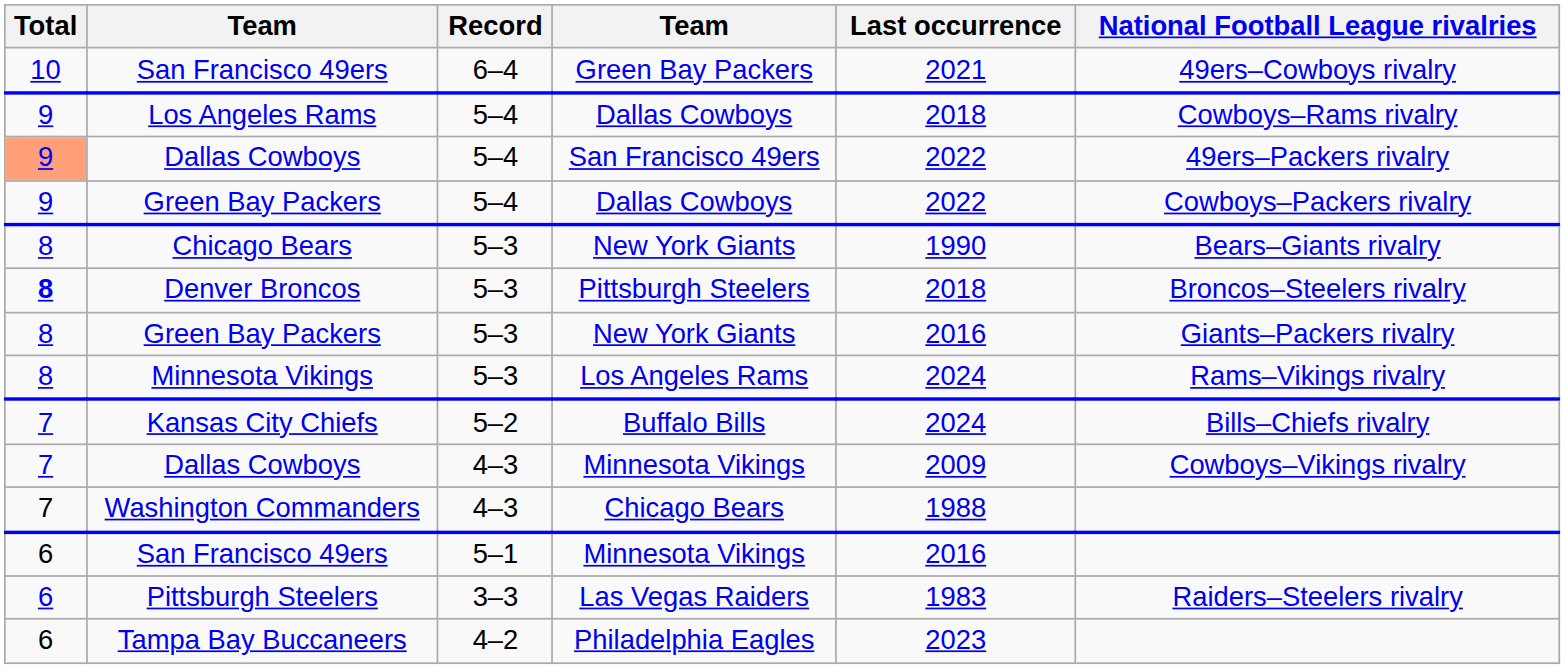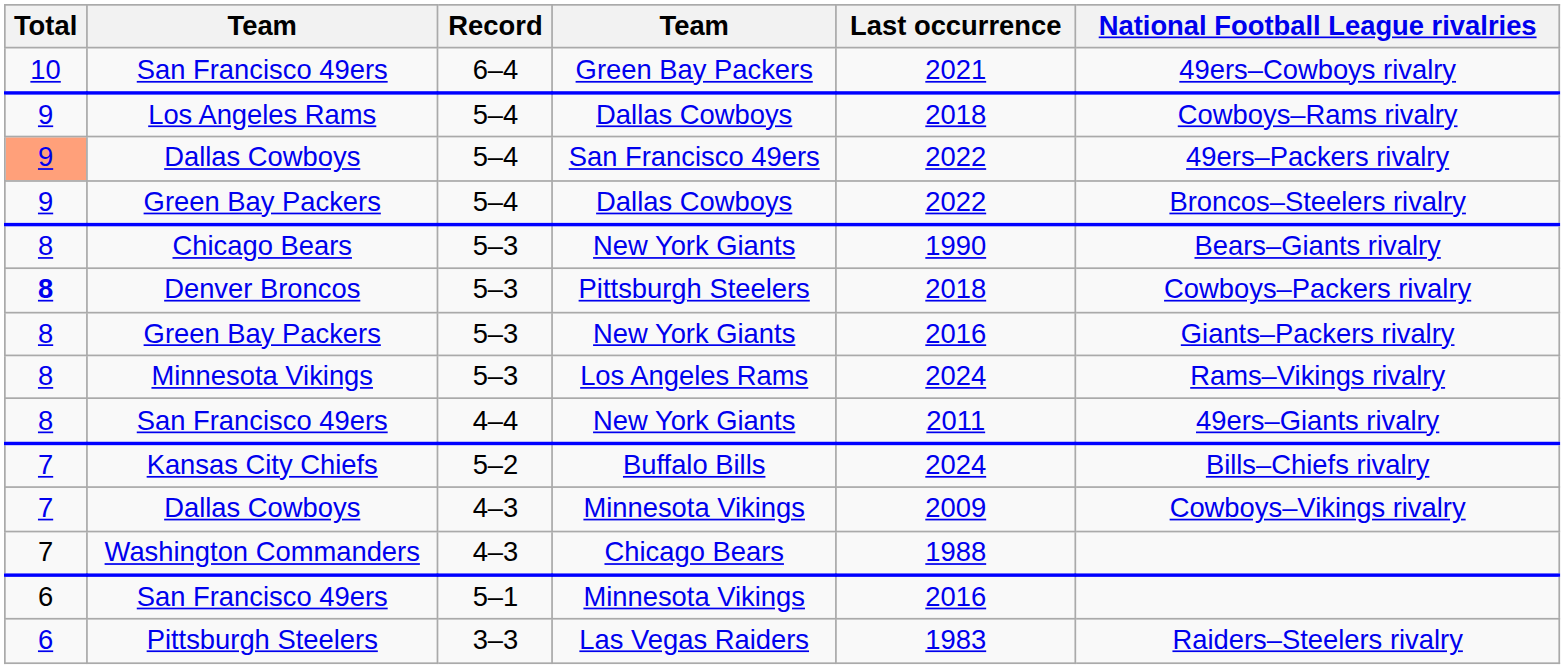(1318, 201) Cowboys–Packers rivalry -> (1318, 201) Broncos–Steelers rivalry
(1318, 289) Broncos–Steelers rivalry -> (1318, 289) Cowboys–Packers rivalry
+ row: (262, 420)
- row: (262, 640)
